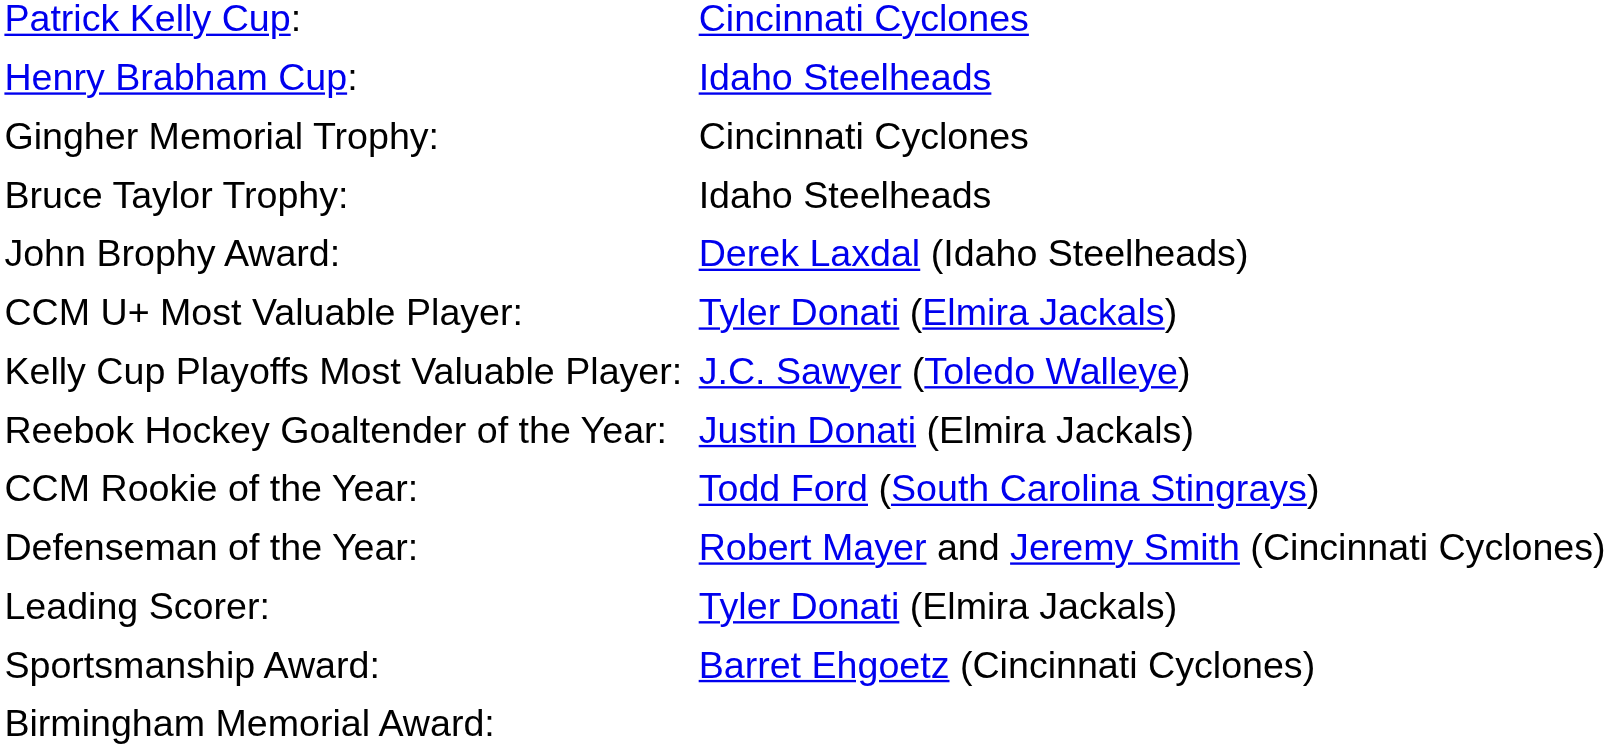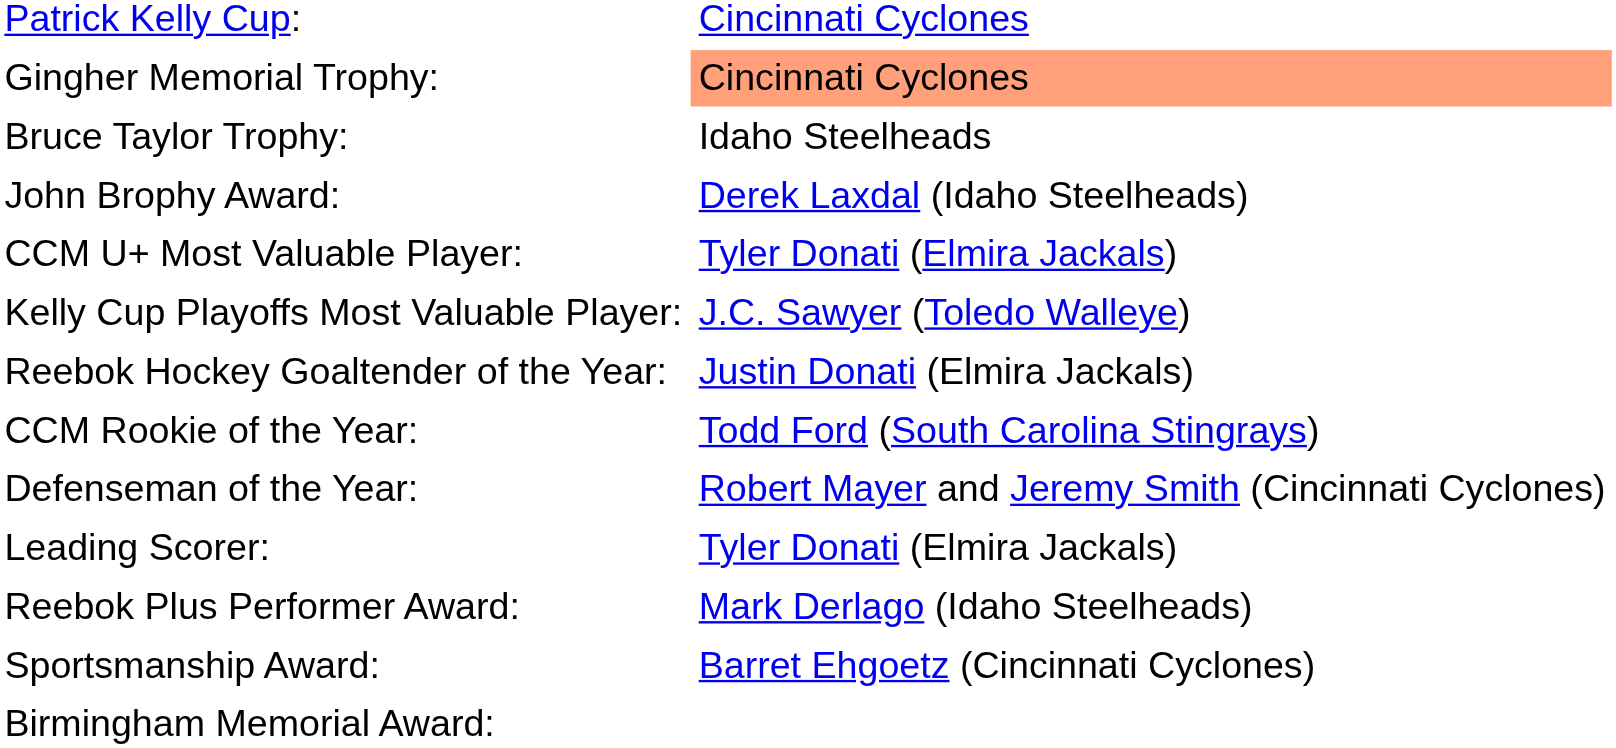- row: (181, 77)
(864, 136) no background -> (864, 77) lightsalmon background
+ row: (262, 606)
